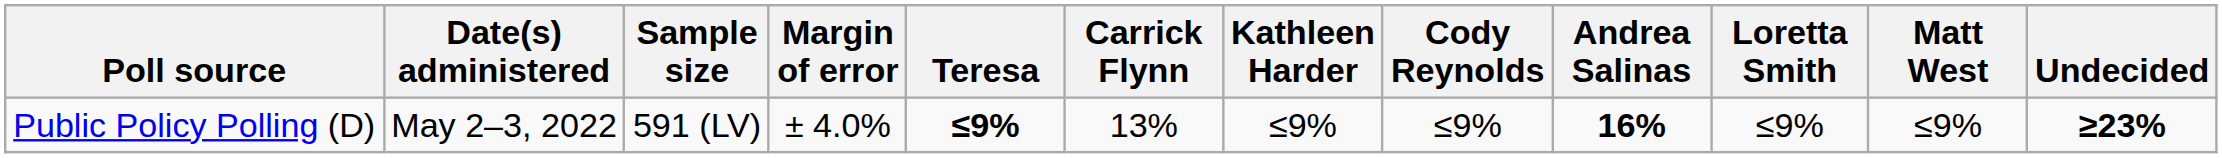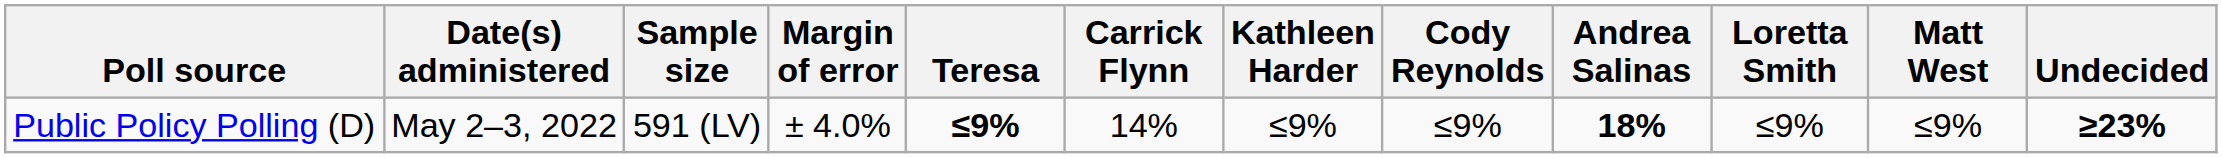(1144, 124) 13% -> (1144, 124) 14%
(1632, 124) 16% -> (1632, 124) 18%
